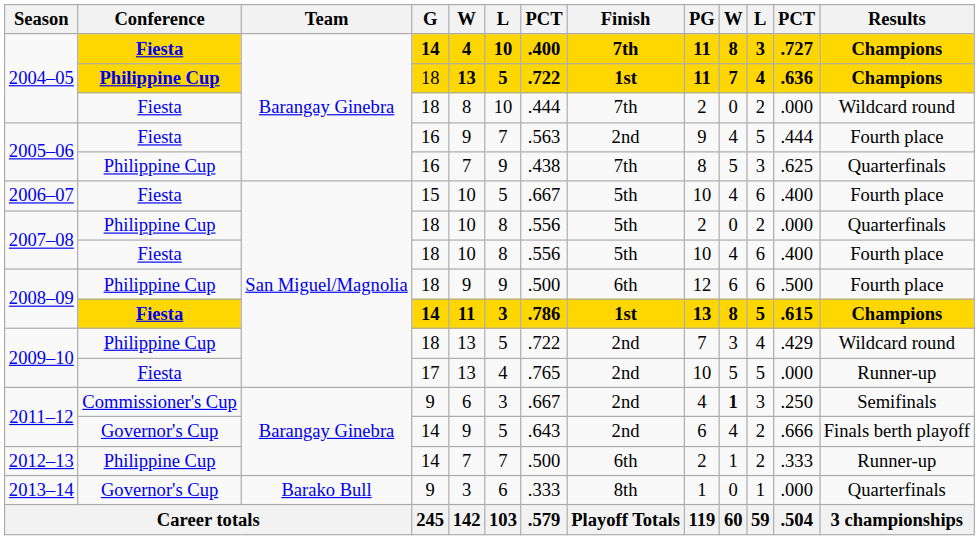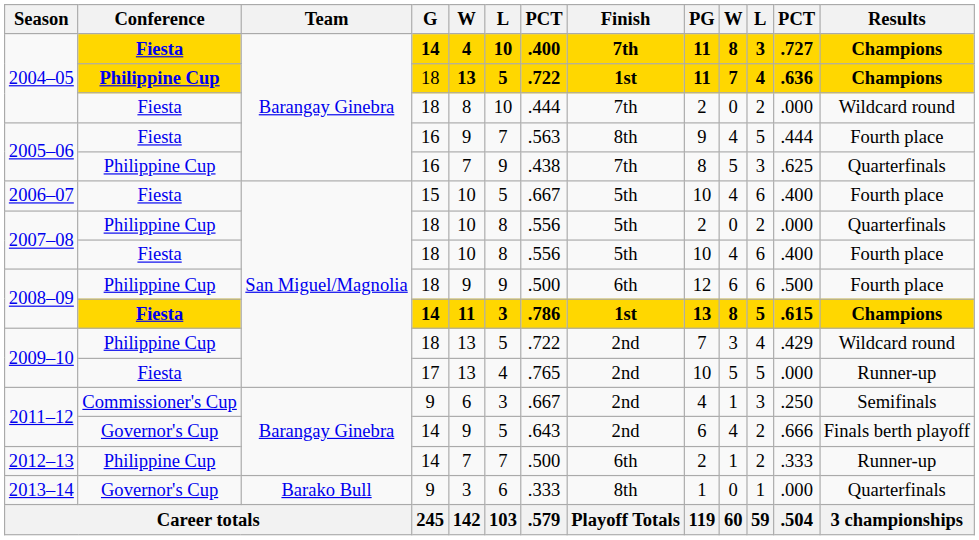(626, 136) 2nd -> (626, 136) 8th
(733, 401) bold -> (733, 401) normal
